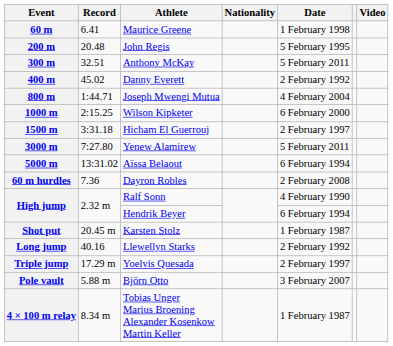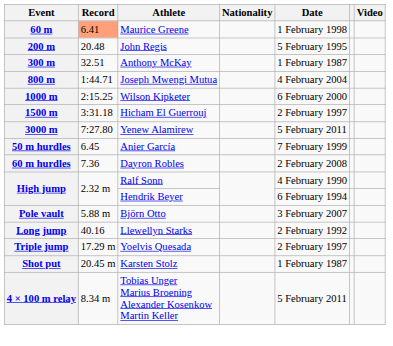(90, 29) no background -> (90, 29) lightsalmon background
(315, 63) 5 February 2011 -> (312, 63) 1 February 1987
- row: (41, 79)
- row: (41, 163)
+ row: (41, 146)
rows swapped: (41, 280) <-> (41, 230)
(315, 315) 1 February 1987 -> (312, 298) 5 February 2011
